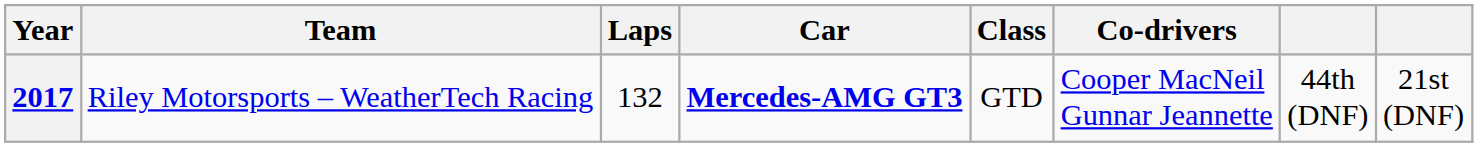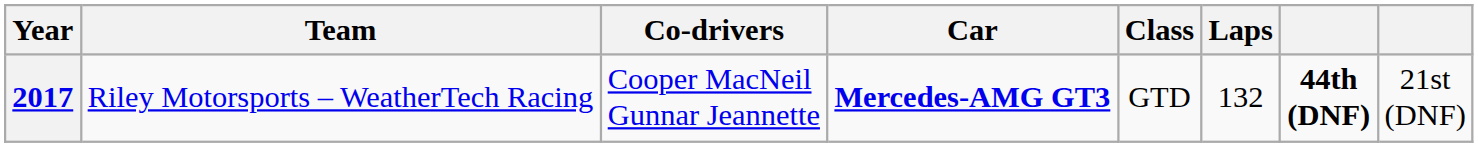columns swapped: (1167, 29) <-> (640, 29)
(1328, 97) normal -> (1329, 97) bold
